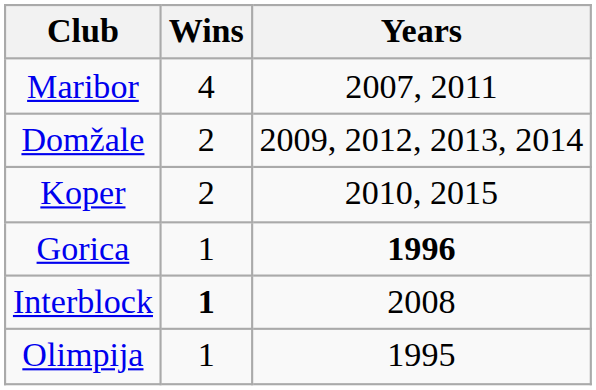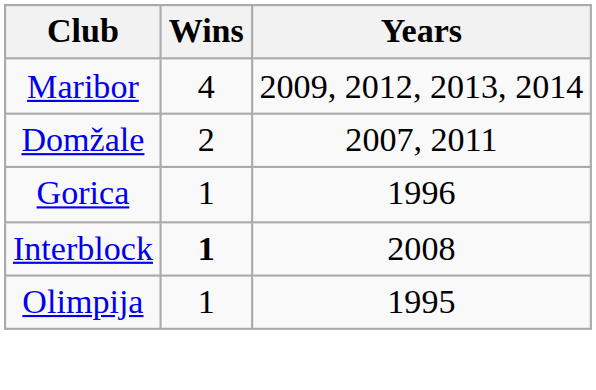(421, 85) 2007, 2011 -> (421, 85) 2009, 2012, 2013, 2014
(421, 139) 2009, 2012, 2013, 2014 -> (421, 139) 2007, 2011
- row: (83, 193)
(421, 247) bold -> (421, 193) normal
